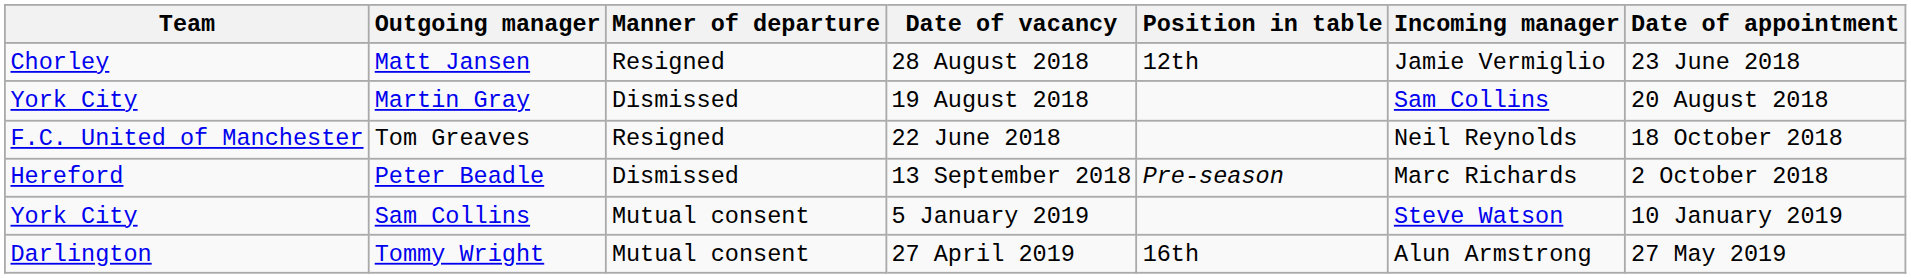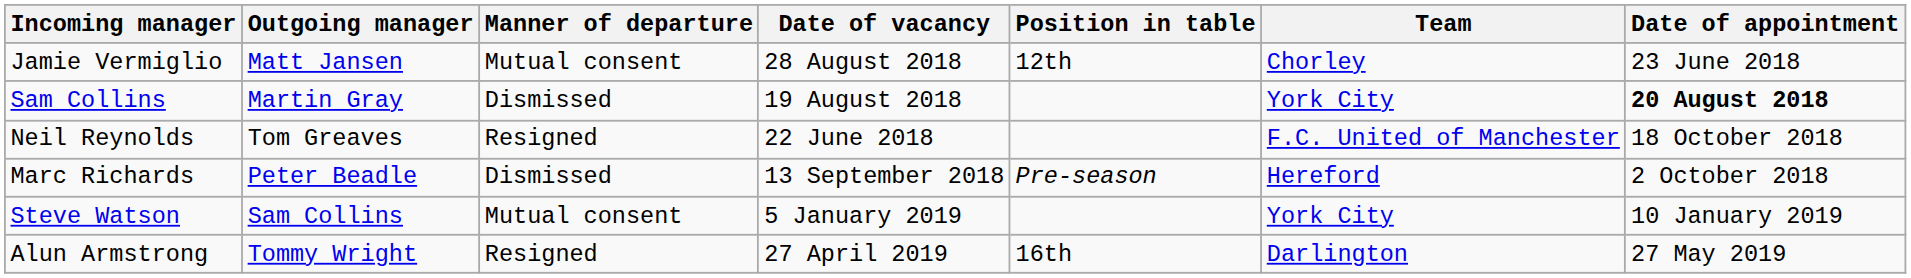columns swapped: (187, 24) <-> (1507, 24)
(668, 62) Resigned -> (584, 62) Mutual consent
(1730, 101) normal -> (1730, 101) bold
(711, 254) Mutual consent -> (541, 254) Resigned
